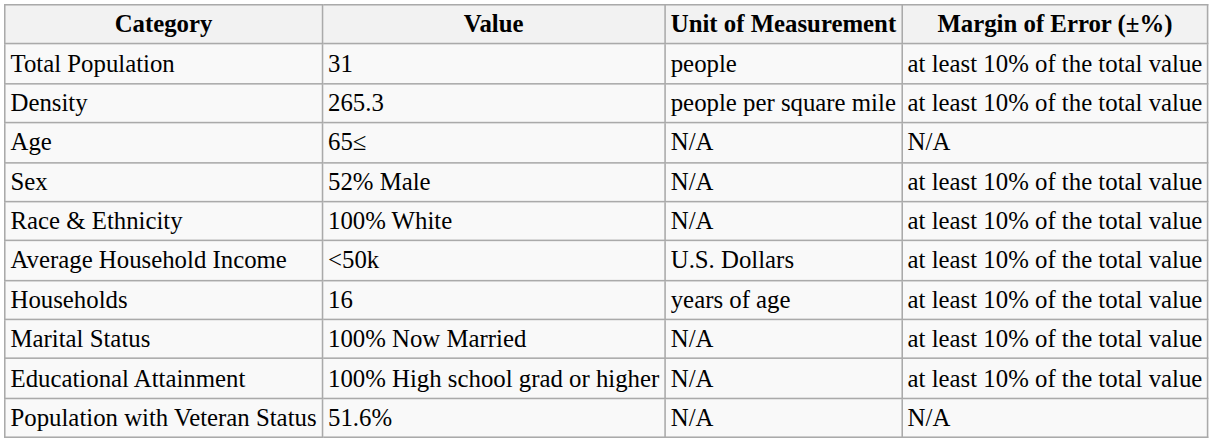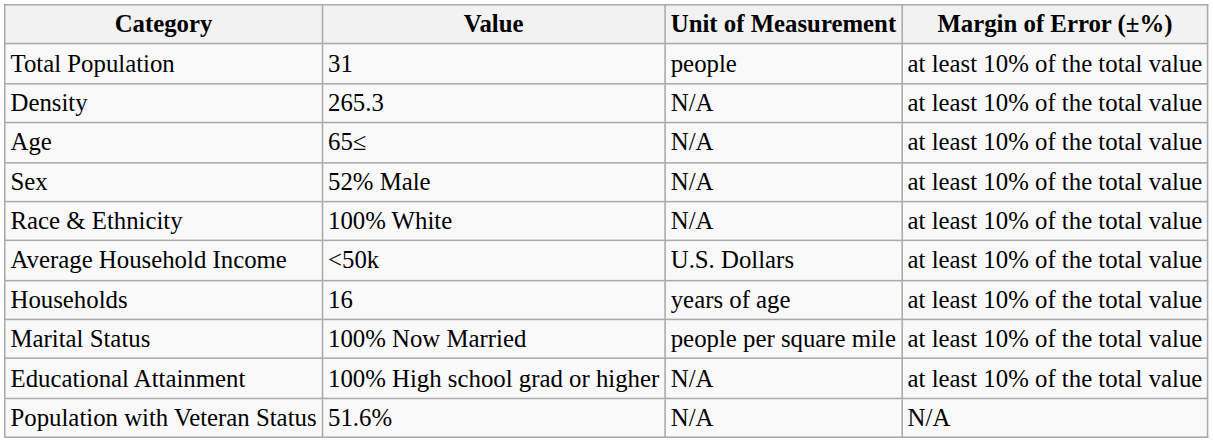(783, 102) people per square mile -> (692, 102) N/A
(929, 142) N/A -> (1055, 142) at least 10% of the total value
(692, 338) N/A -> (783, 338) people per square mile
